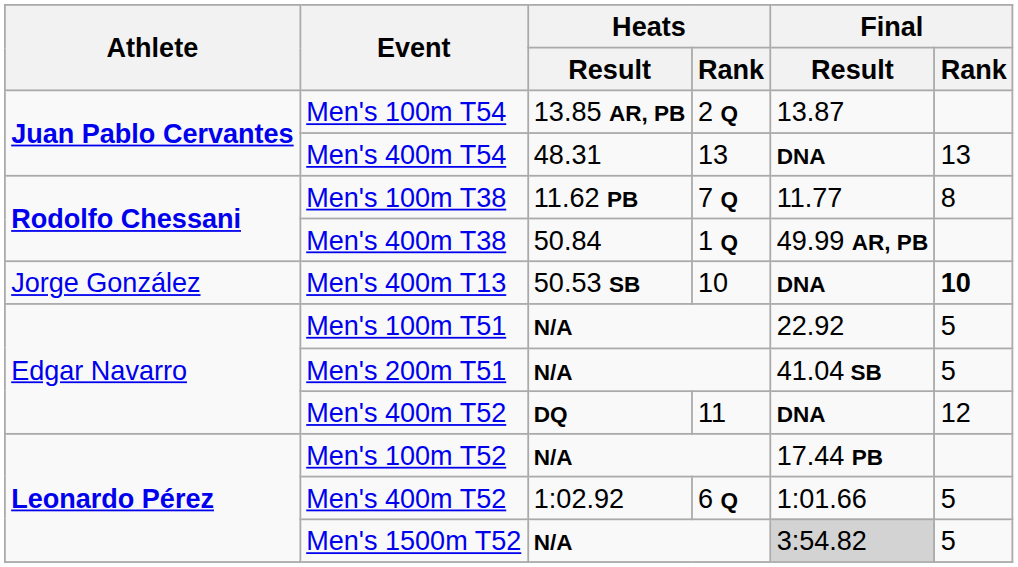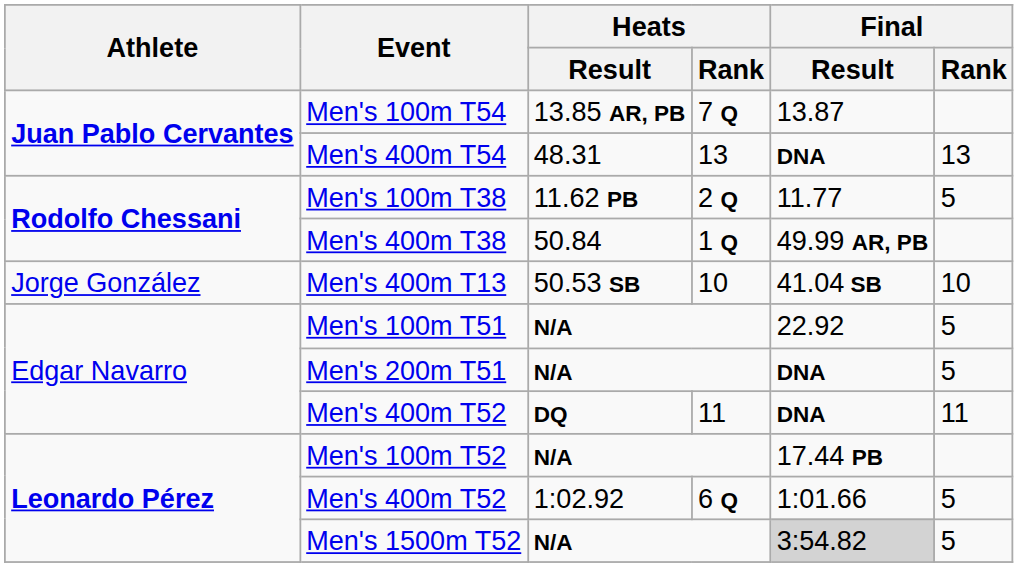(718, 112) 2 Q -> (718, 112) 7 Q
(718, 198) 7 Q -> (718, 198) 2 Q
(948, 198) 8 -> (948, 198) 5
(801, 286) DNA -> (829, 283) 41.04 SB
(956, 283) bold -> (956, 283) normal
(829, 369) 41.04 SB -> (801, 372) DNA
(956, 412) 12 -> (955, 412) 11
